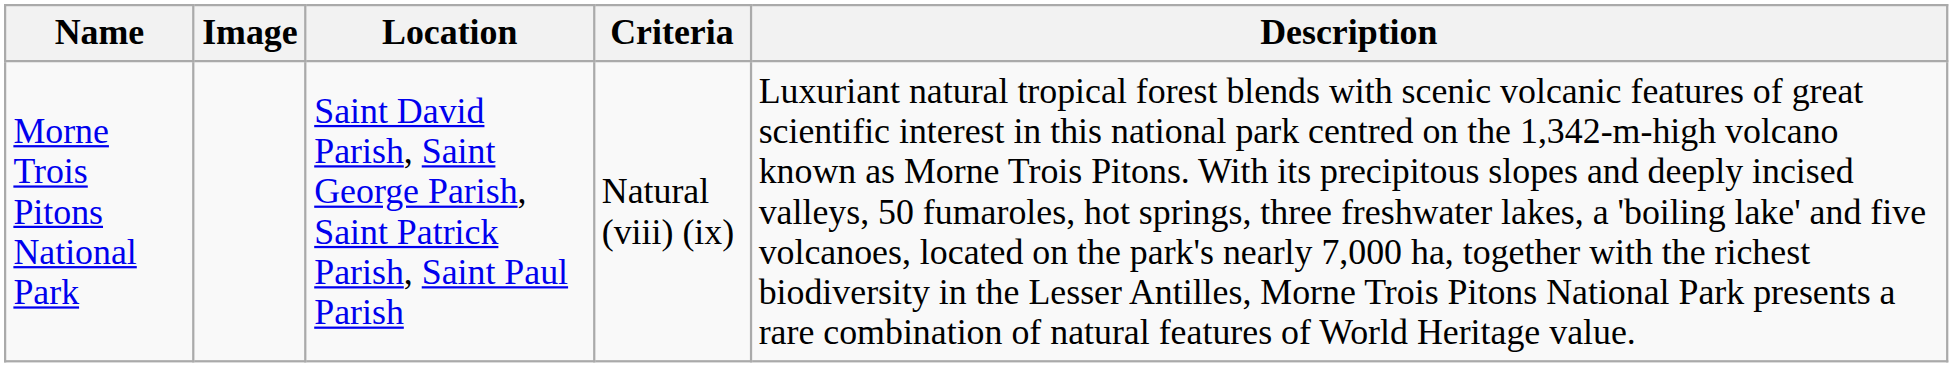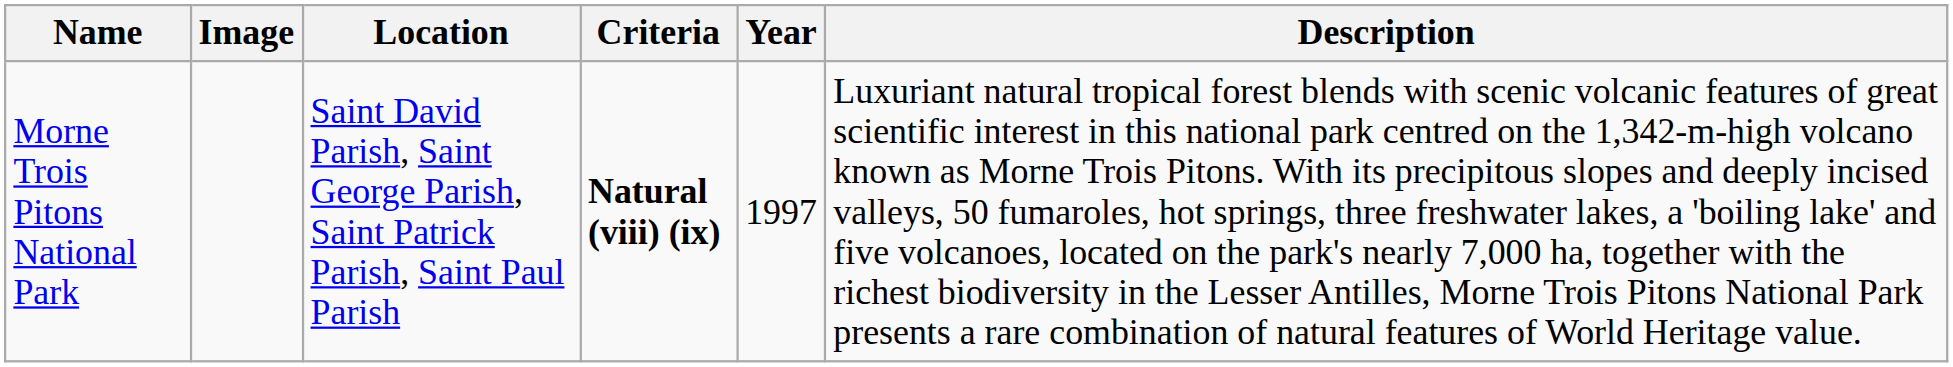+ column: (781, 32)
(668, 210) normal -> (654, 210) bold
